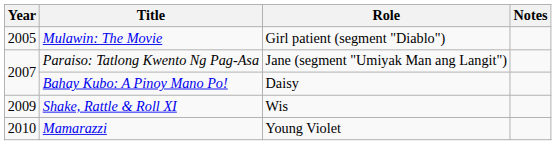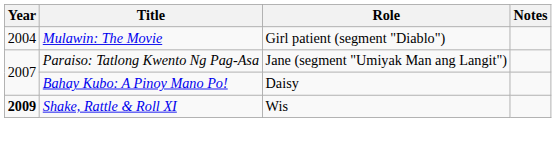(22, 38) 2005 -> (22, 38) 2004
(22, 106) normal -> (22, 106) bold
- row: (75, 128)
